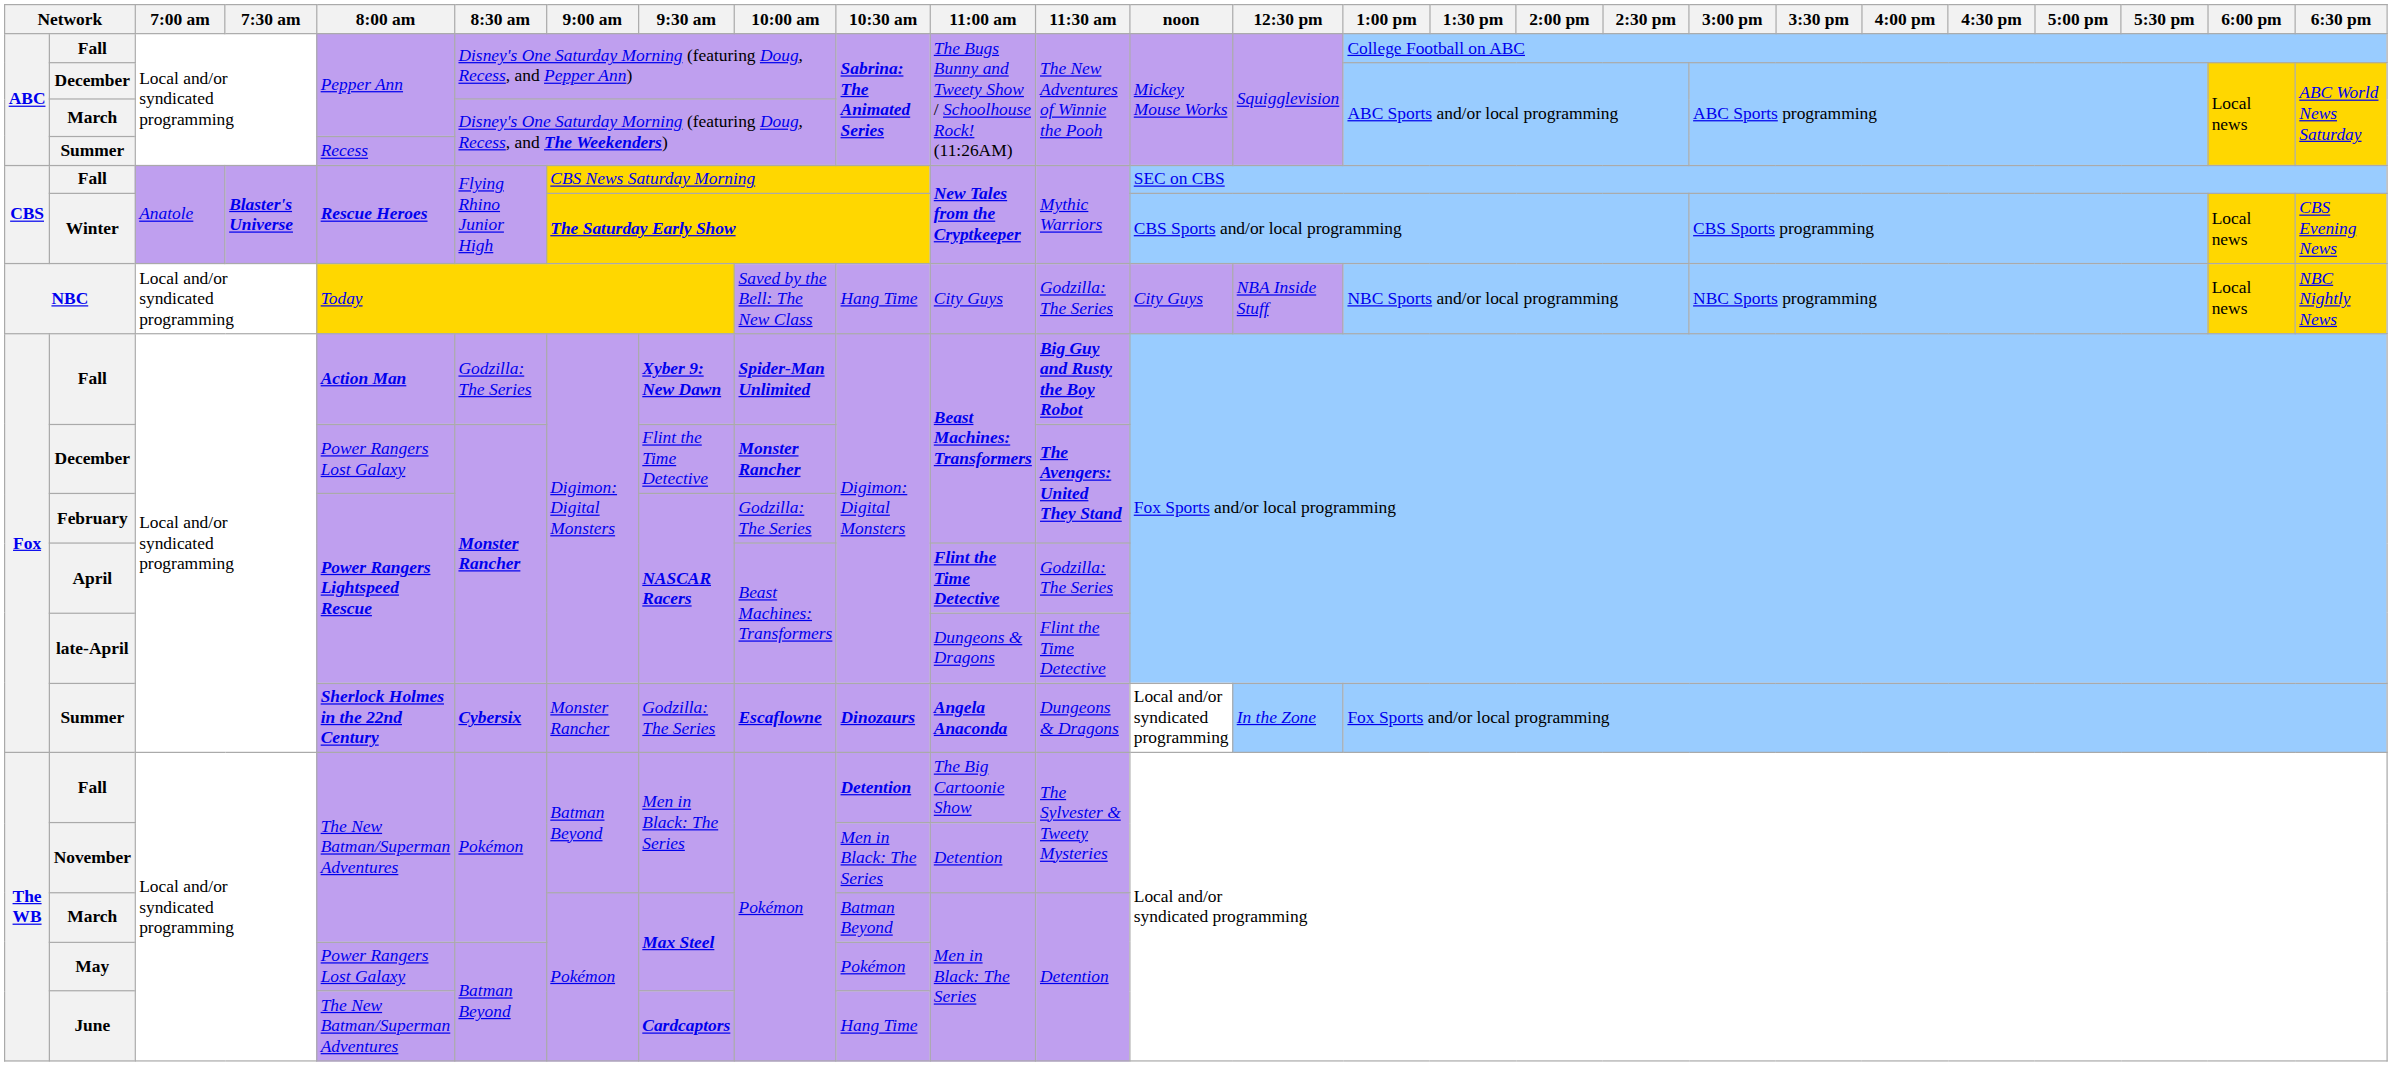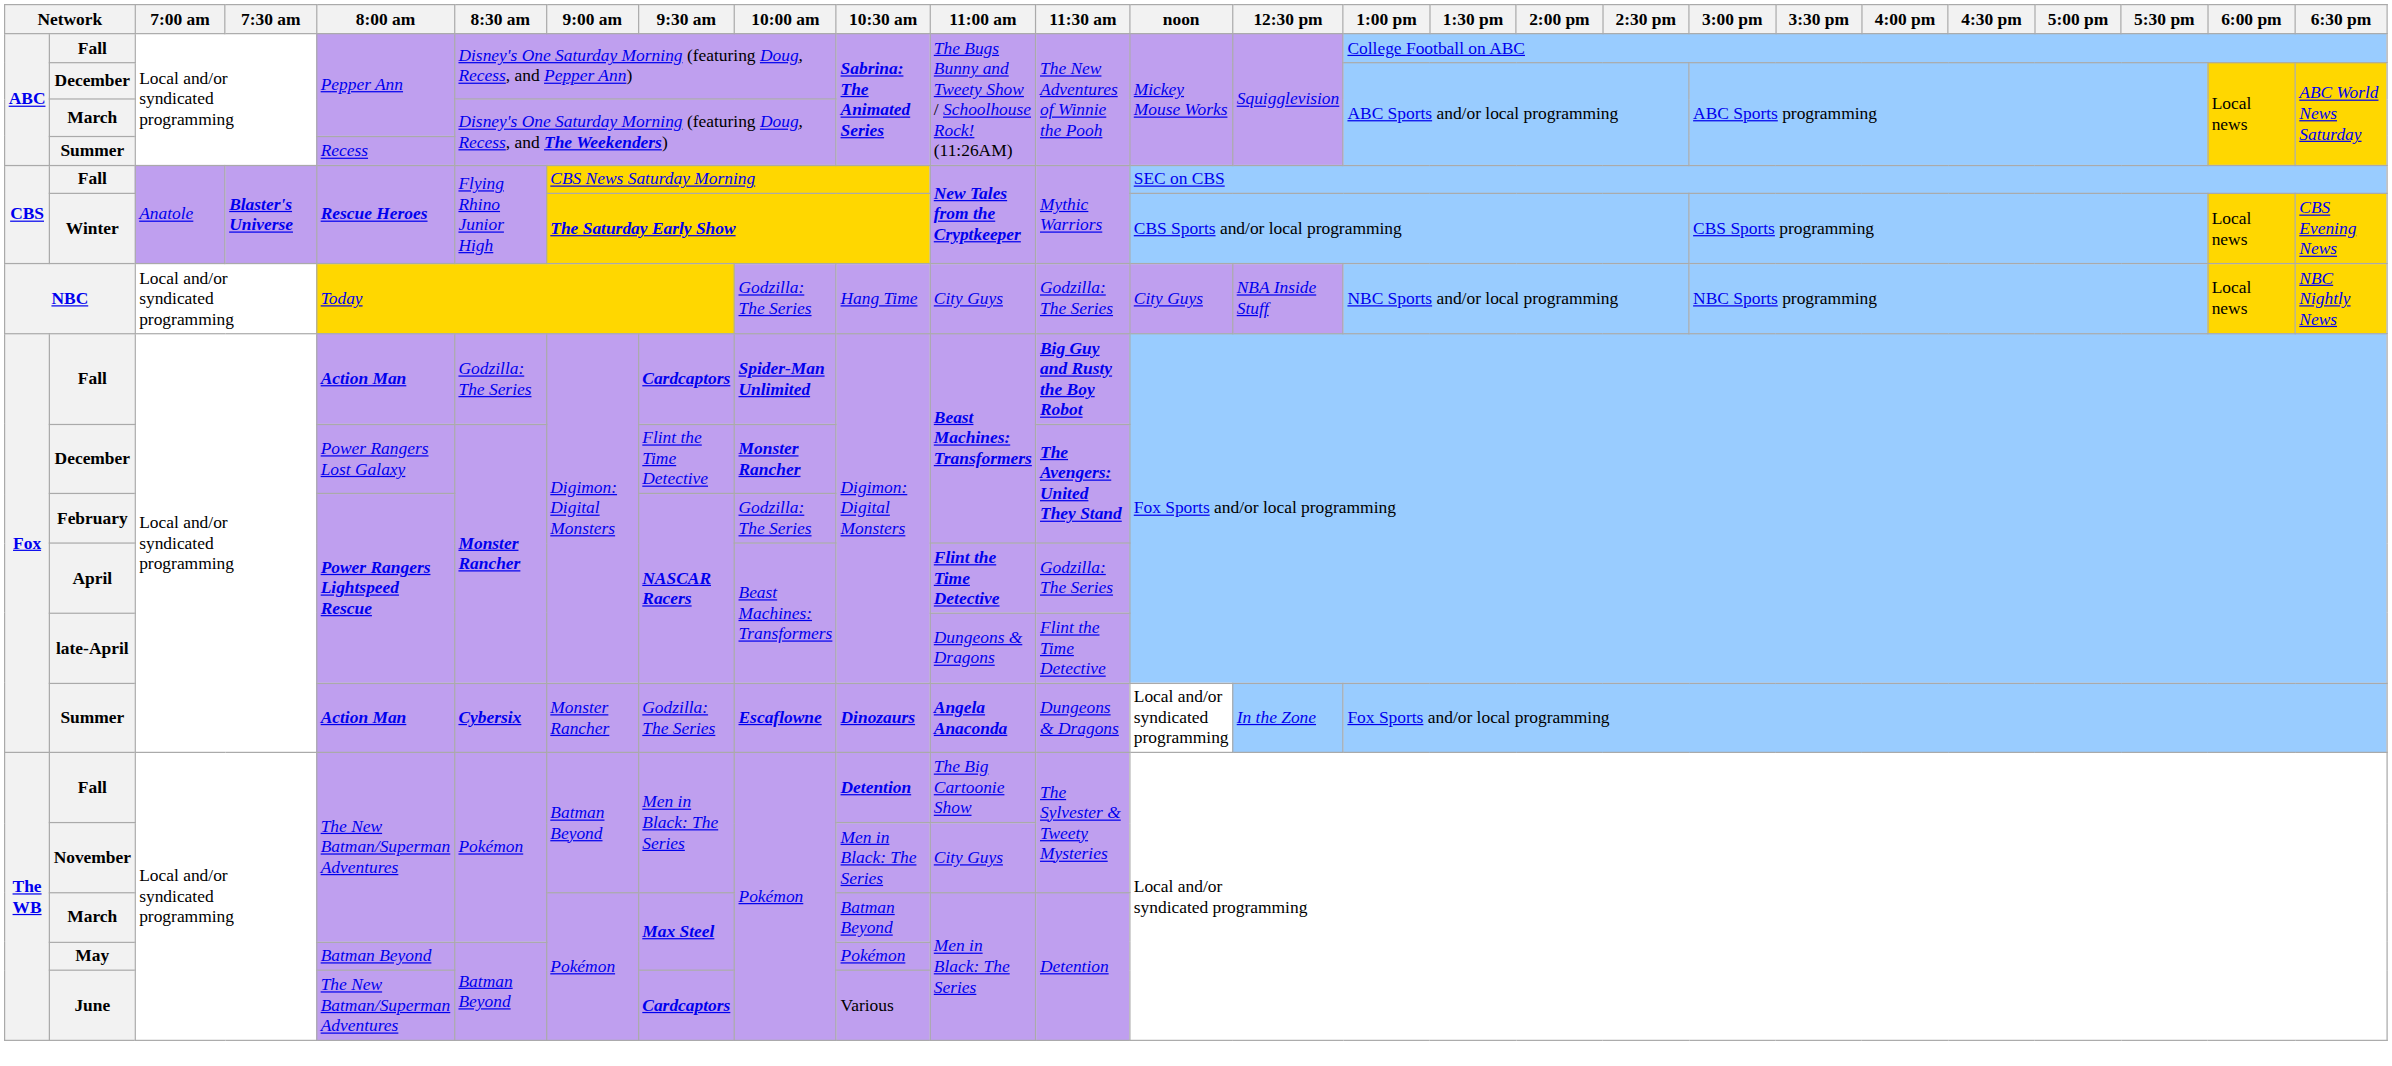(783, 298) Saved by the Bell: The New Class -> (775, 298) Godzilla: The Series
(682, 378) Xyber 9: New Dawn -> (686, 378) Cardcaptors
(382, 718) Sherlock Holmes in the 22nd Century -> (363, 718) Action Man
(968, 857) Detention -> (968, 857) City Guys
(375, 966) Power Rangers Lost Galaxy -> (376, 956) Batman Beyond
(879, 1026) Hang Time -> (867, 1005) Various
